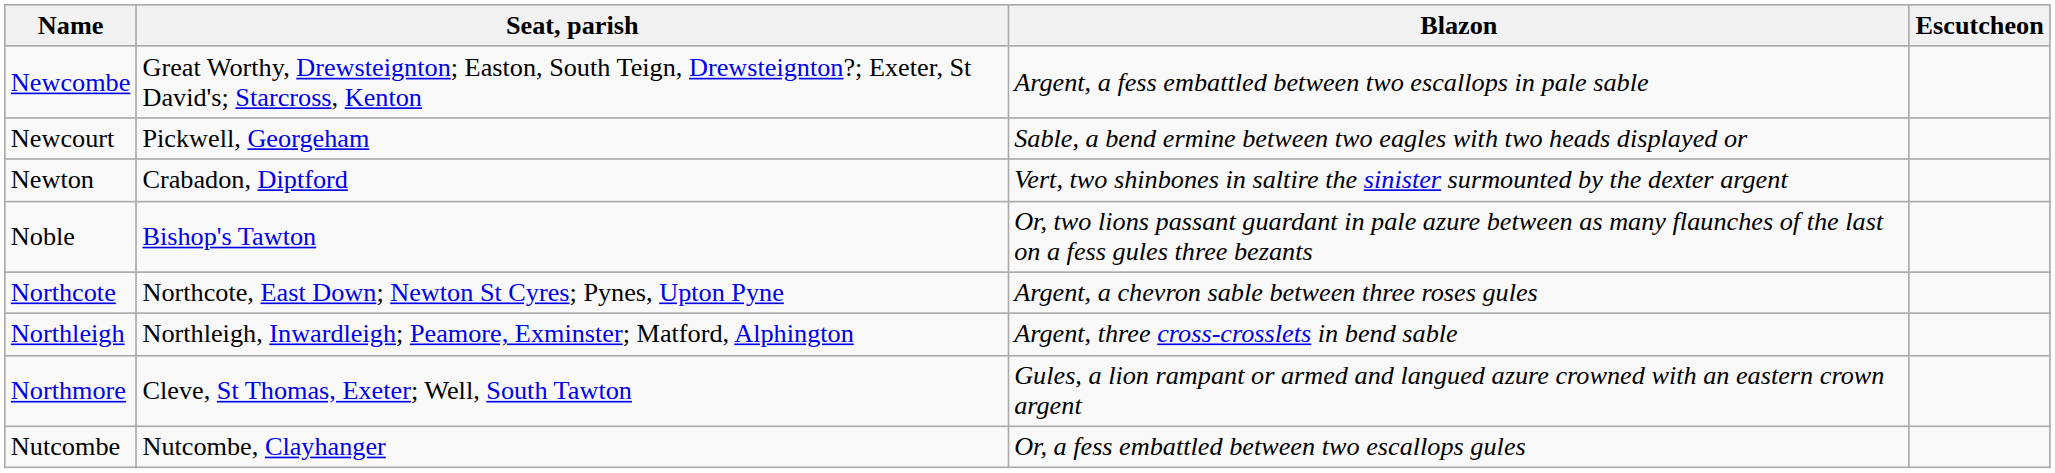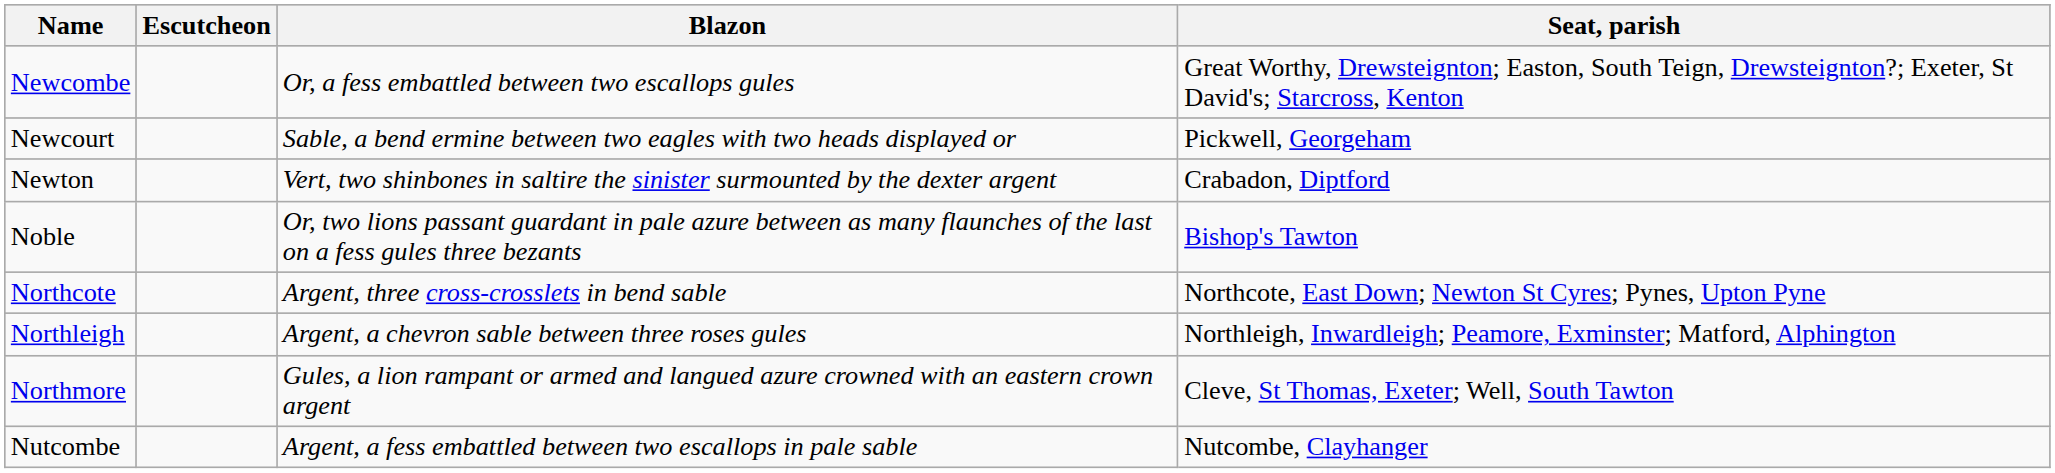columns swapped: (1980, 25) <-> (572, 25)
(1331, 81) Argent, a fess embattled between two escallops in pale sable -> (539, 81) Or, a fess embattled between two escallops gules
(1276, 292) Argent, a chevron sable between three roses gules -> (505, 292) Argent, three cross-crosslets in bend sable
(1236, 334) Argent, three cross-crosslets in bend sable -> (545, 334) Argent, a chevron sable between three roses gules
(1270, 446) Or, a fess embattled between two escallops gules -> (600, 446) Argent, a fess embattled between two escallops in pale sable
